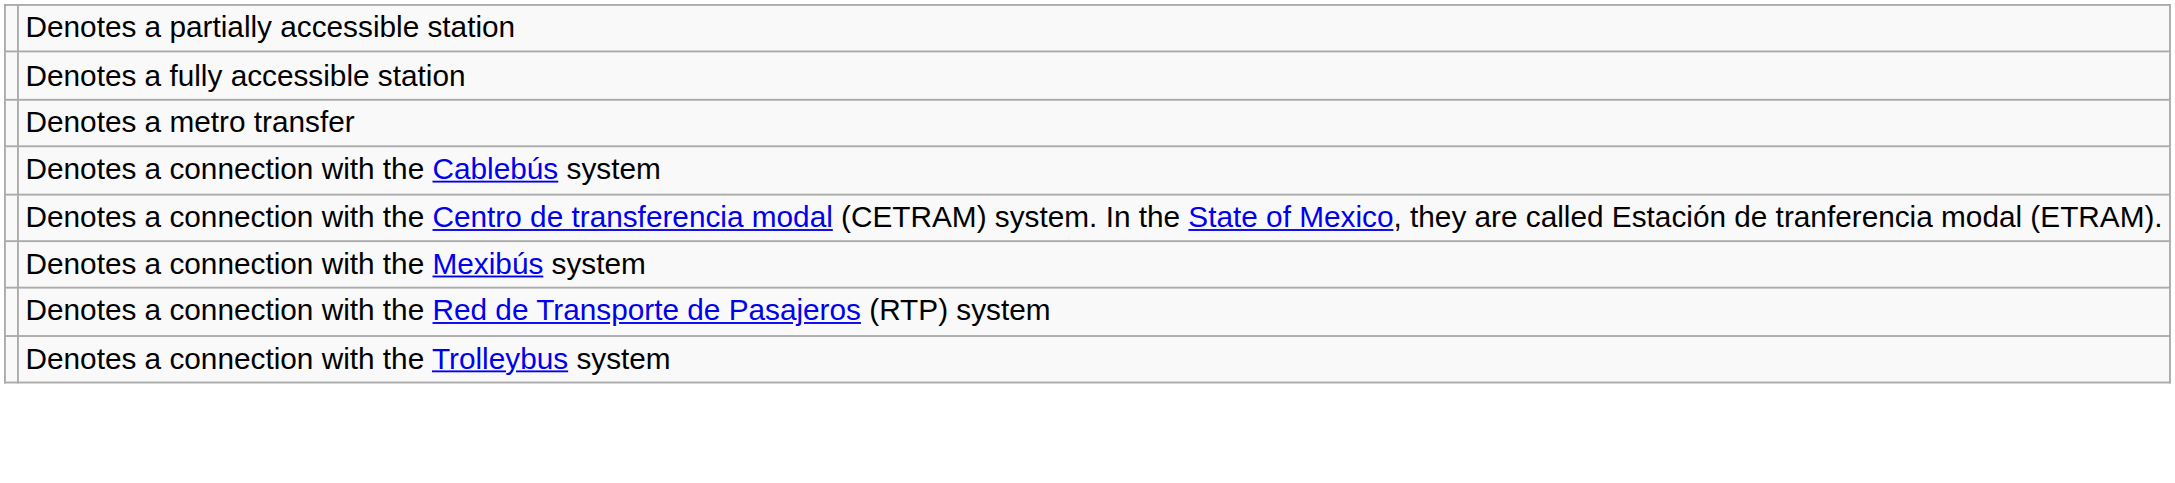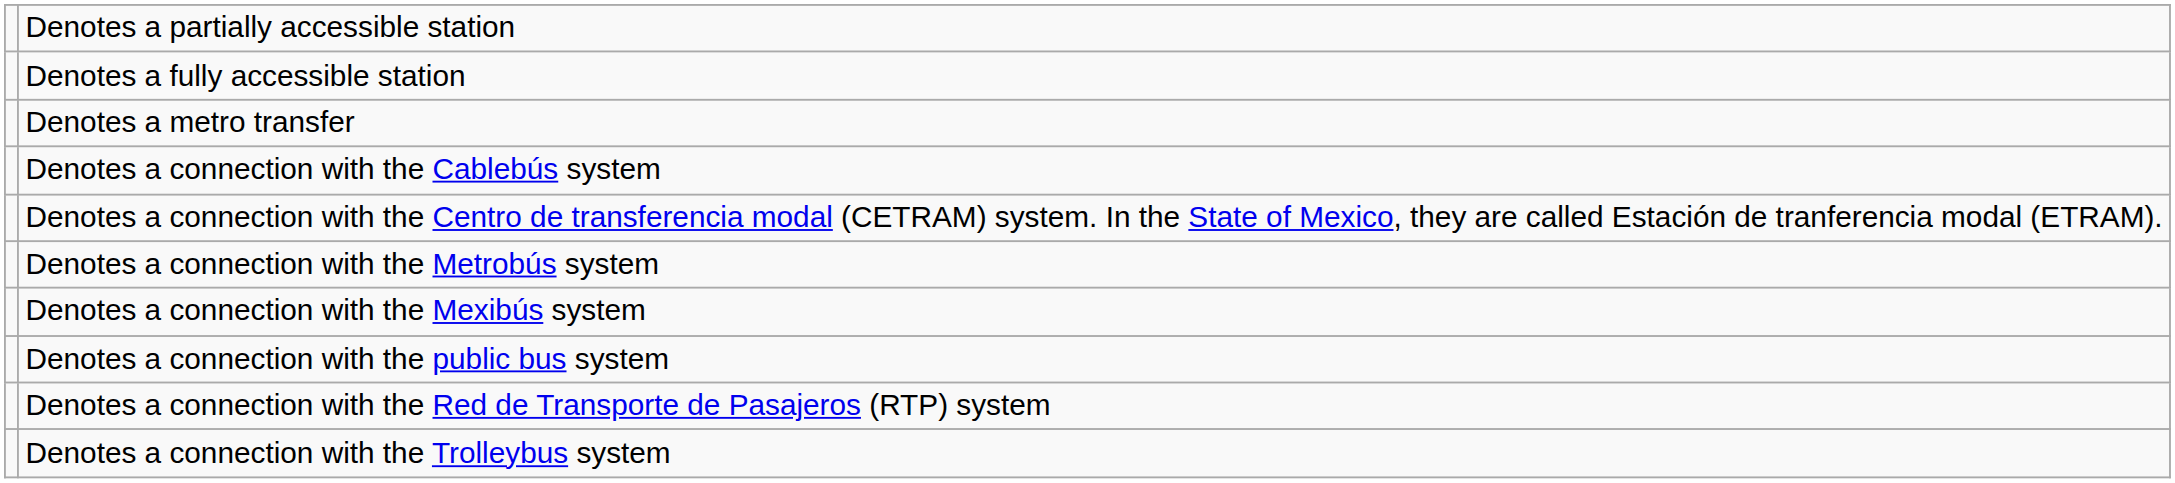+ row: (342, 264)
+ row: (347, 358)
